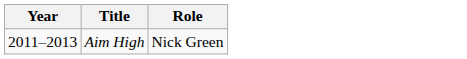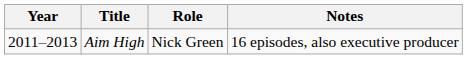+ column: (345, 16)
